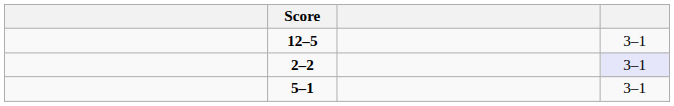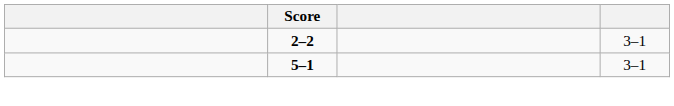- row: (302, 40)
(635, 64) lavender background -> (635, 40) no background
